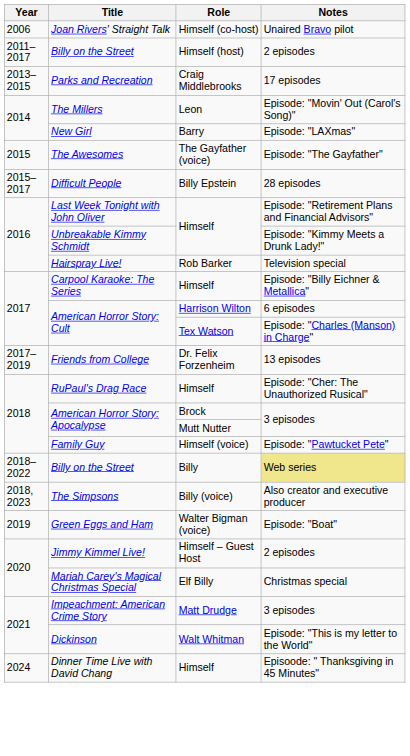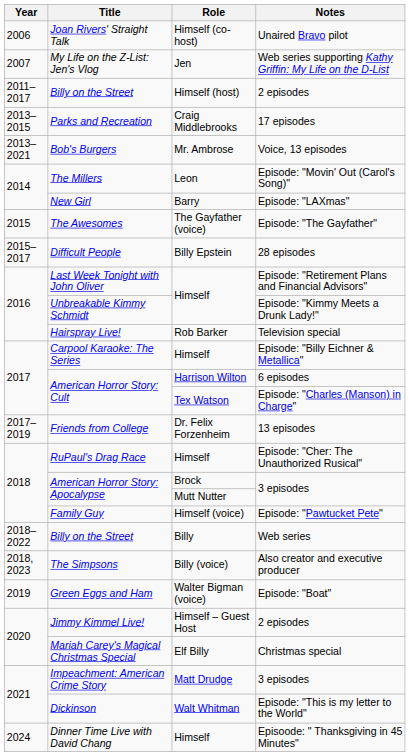+ row: (100, 64)
+ row: (83, 150)
(290, 467) khaki background -> (284, 536) no background
